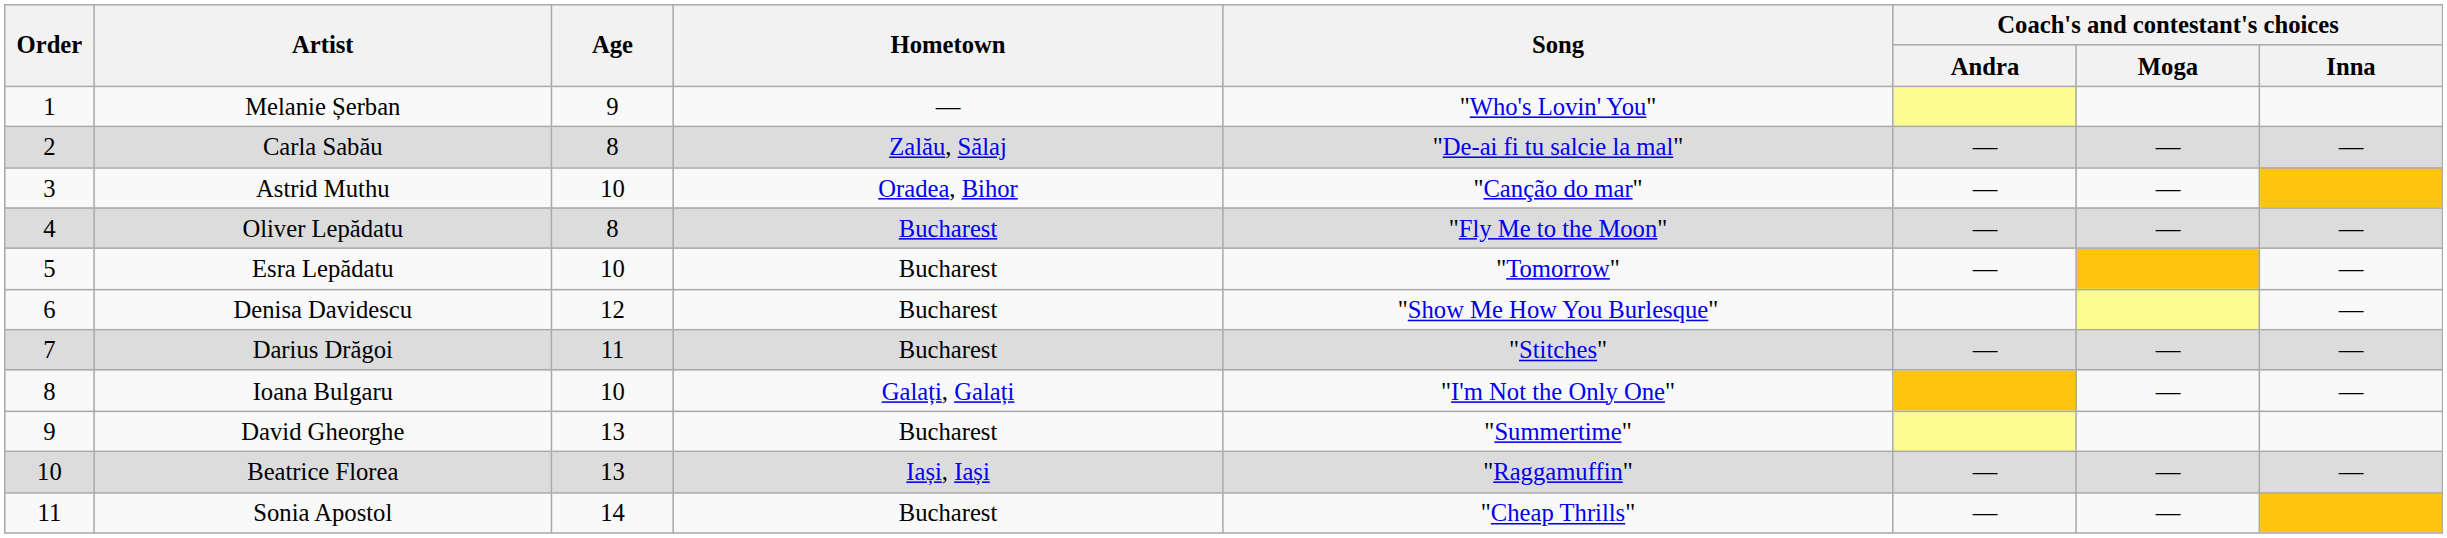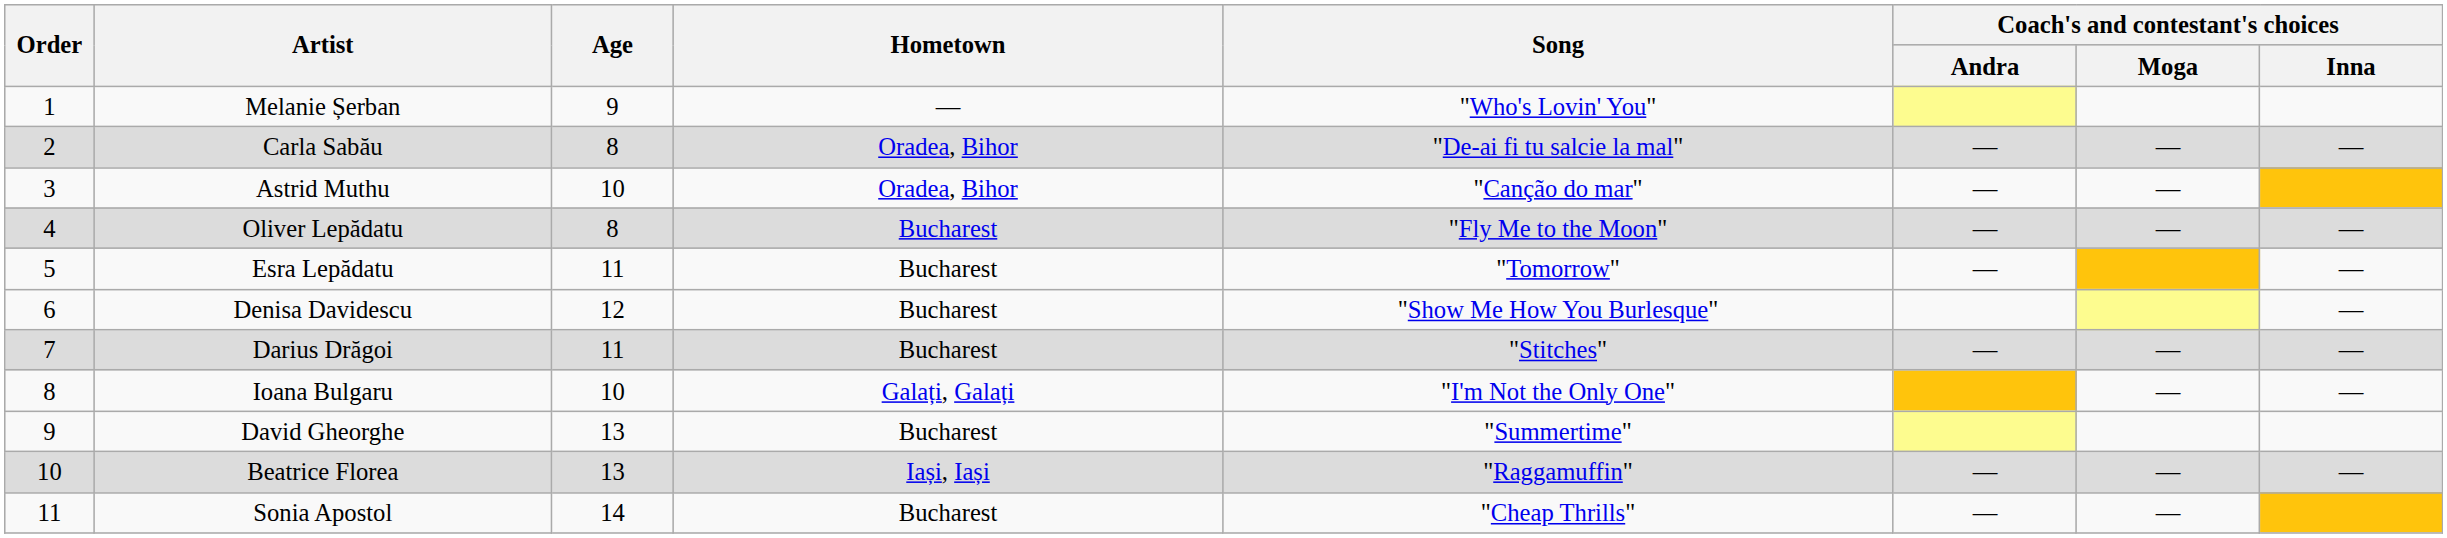(948, 147) Zalău, Sălaj -> (948, 147) Oradea, Bihor
(613, 269) 10 -> (613, 269) 11
